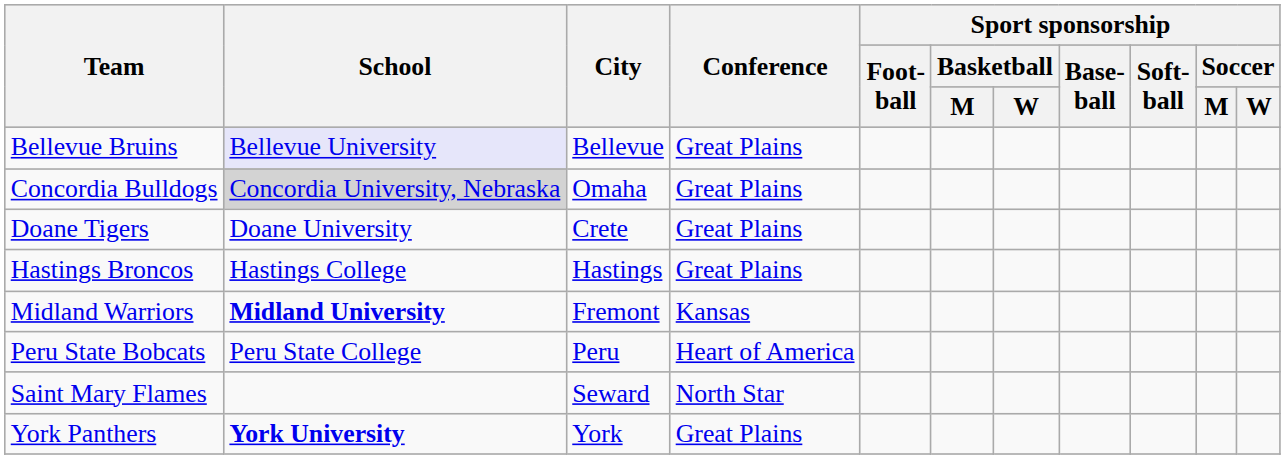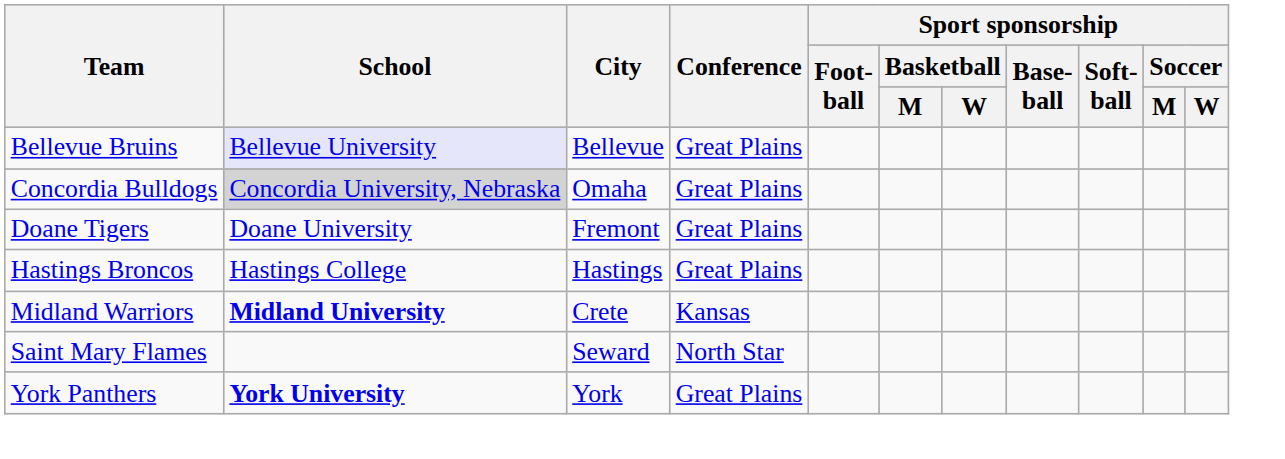(600, 229) Crete -> (616, 229) Fremont
(616, 310) Fremont -> (600, 310) Crete
- row: (108, 351)
